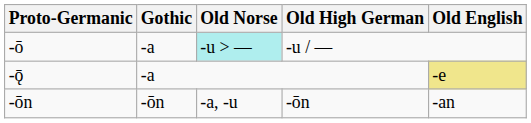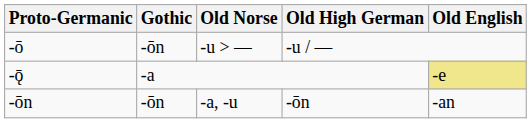(148, 46) -a -> (153, 46) -ōn
(226, 46) paleturquoise background -> (226, 46) no background
